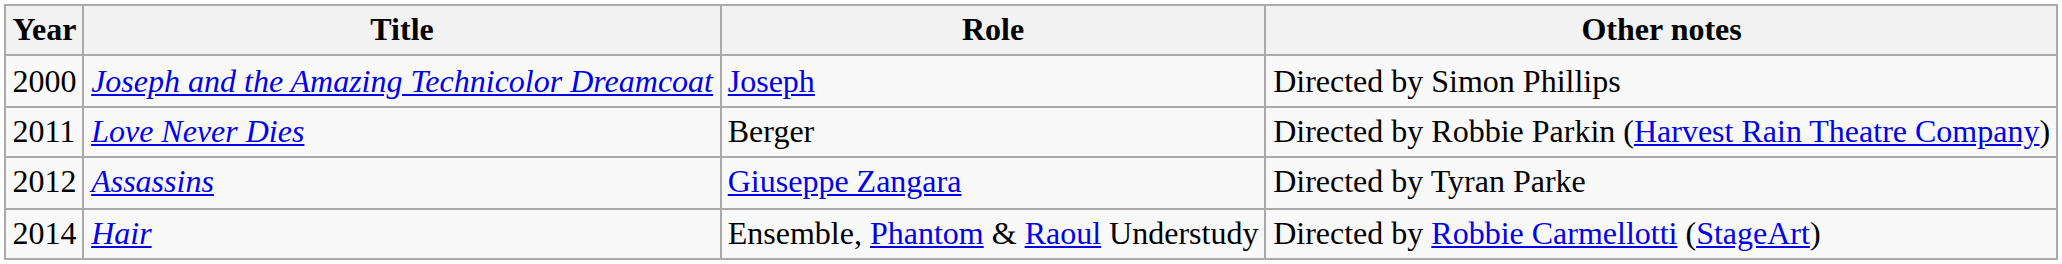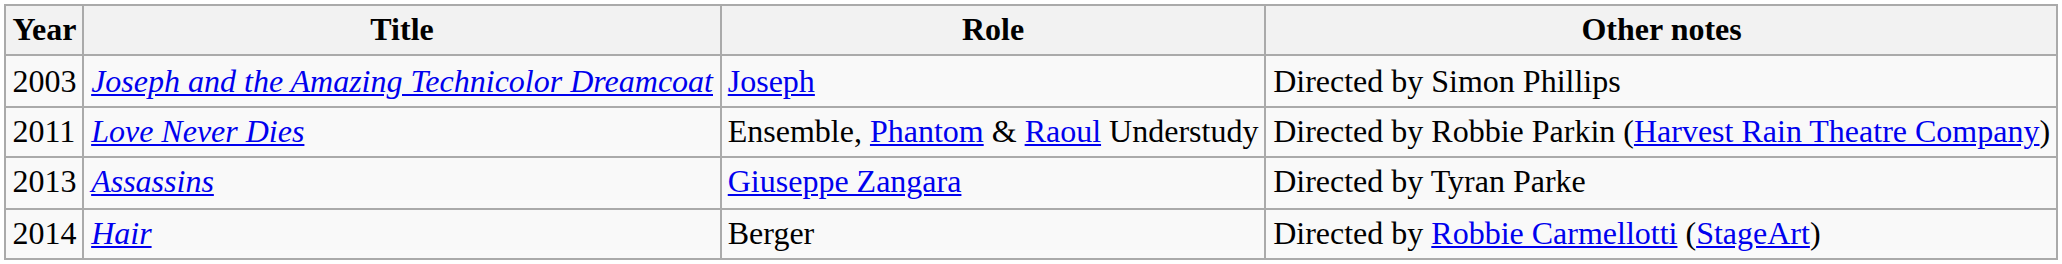(44, 80) 2000 -> (44, 80) 2003
(771, 131) Berger -> (993, 131) Ensemble, Phantom & Raoul Understudy
(44, 182) 2012 -> (44, 182) 2013
(993, 232) Ensemble, Phantom & Raoul Understudy -> (771, 232) Berger
